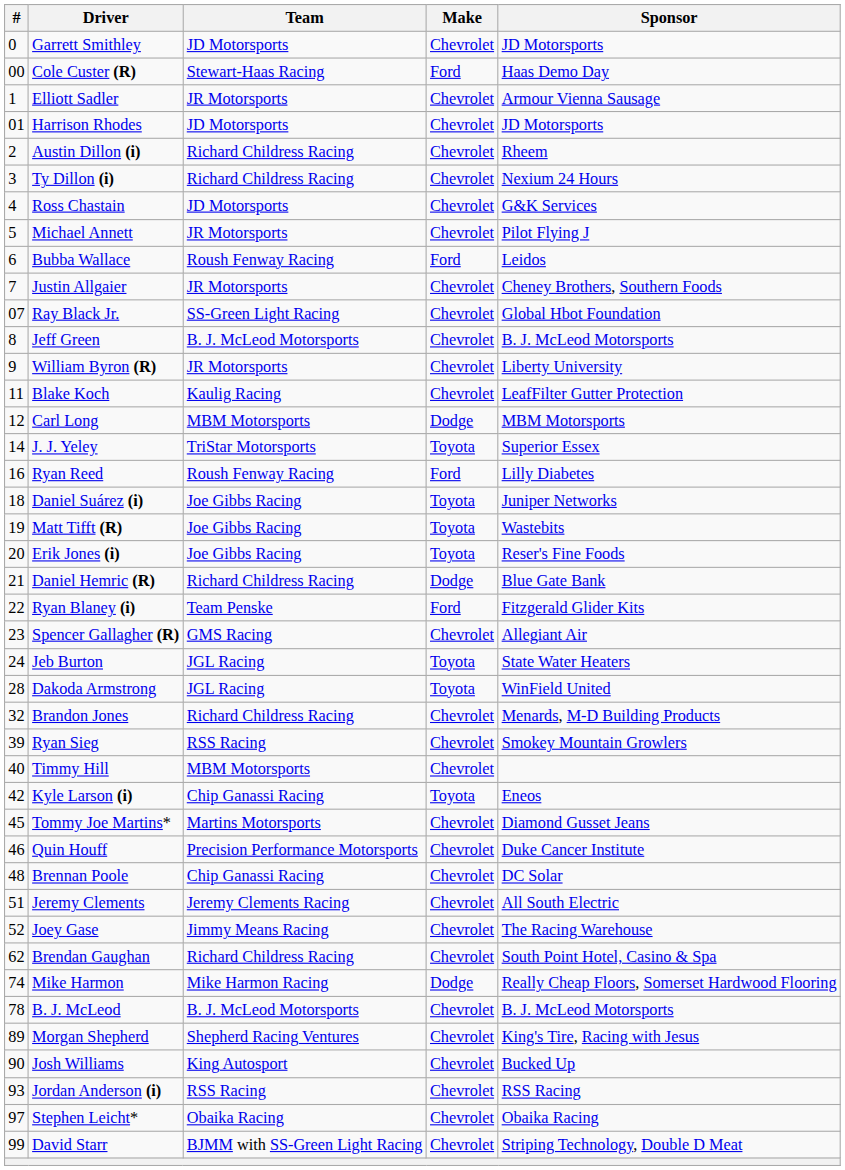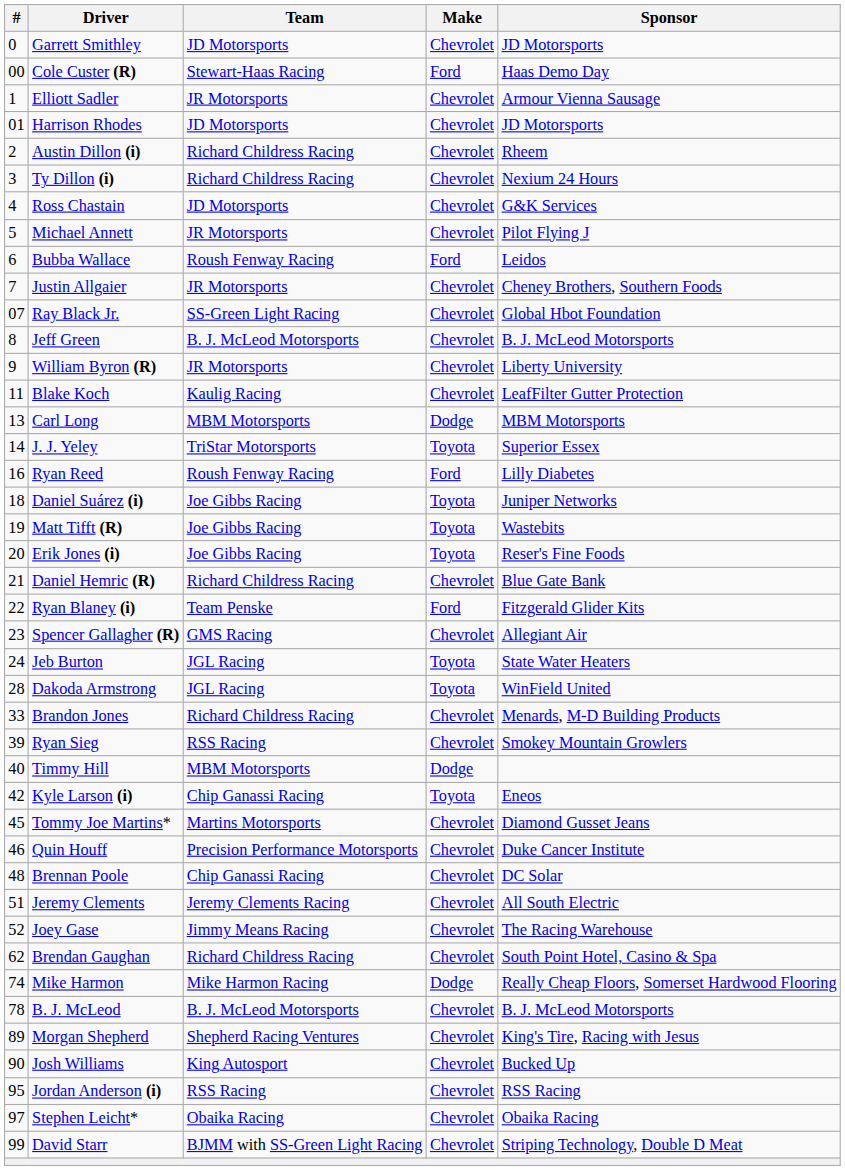(16, 420) 12 -> (16, 420) 13
(452, 581) Dodge -> (462, 581) Chevrolet
(16, 715) 32 -> (16, 715) 33
(462, 768) Chevrolet -> (452, 768) Dodge
(16, 1090) 93 -> (16, 1090) 95
